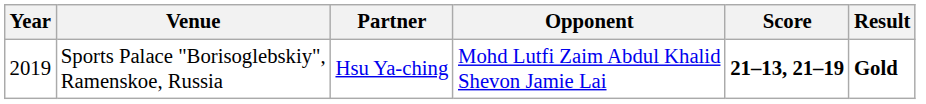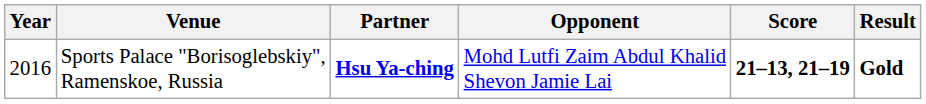(30, 68) 2019 -> (30, 68) 2016
(392, 68) normal -> (395, 68) bold
